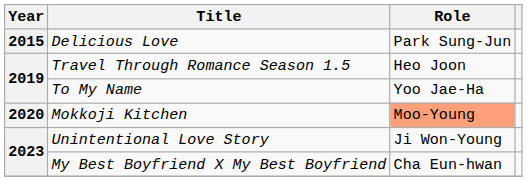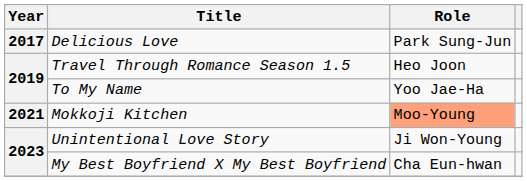(26, 41) 2015 -> (26, 41) 2017
(26, 115) 2020 -> (26, 115) 2021
